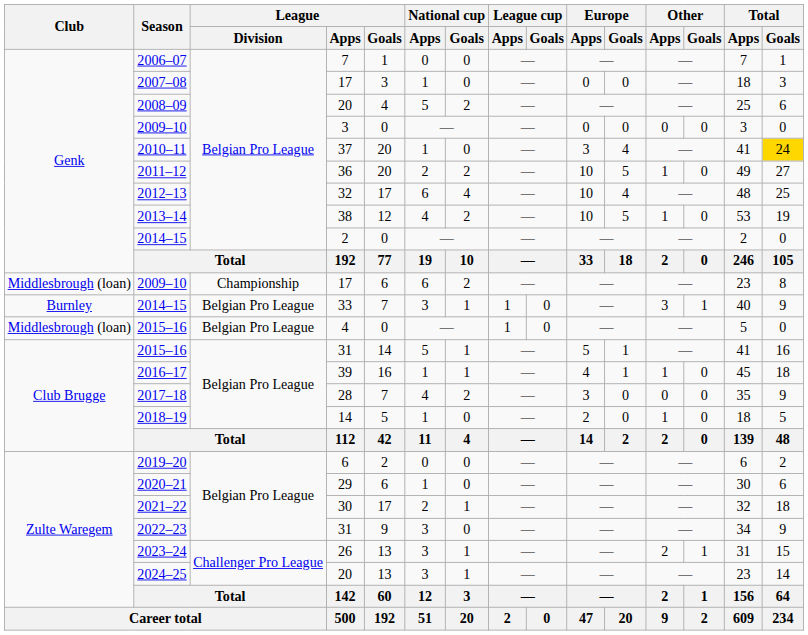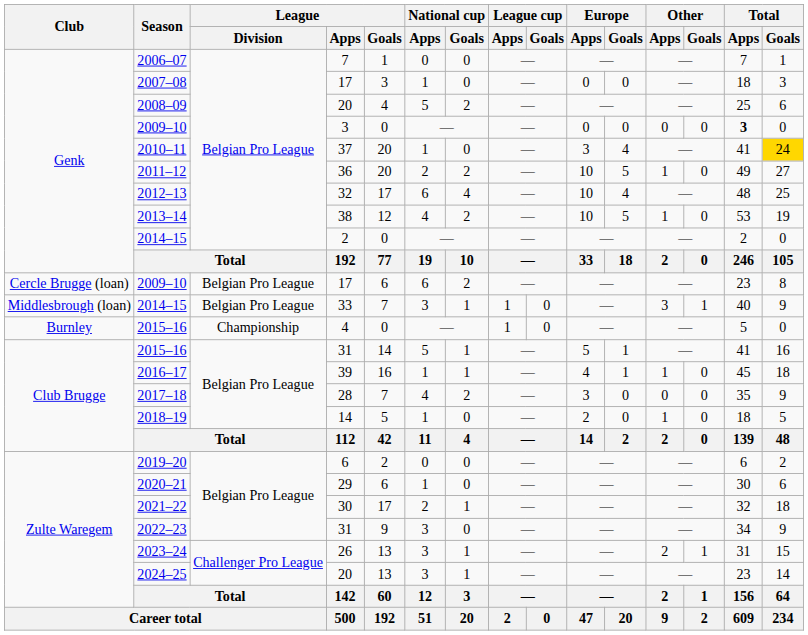(744, 127) normal -> (744, 127) bold
(69, 283) Middlesbrough (loan) -> (69, 283) Cercle Brugge (loan)
(258, 283) Championship -> (258, 283) Belgian Pro League
(69, 305) Burnley -> (69, 305) Middlesbrough (loan)
(69, 328) Middlesbrough (loan) -> (69, 328) Burnley
(258, 328) Belgian Pro League -> (258, 328) Championship
